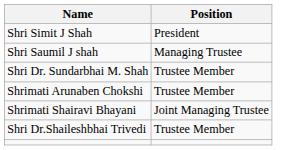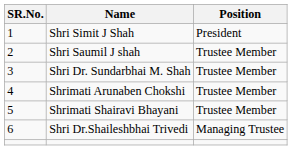+ column: (25, 14)
(198, 52) Managing Trustee -> (236, 52) Trustee Member
(211, 110) Joint Managing Trustee -> (236, 110) Trustee Member
(194, 129) Trustee Member -> (240, 129) Managing Trustee
